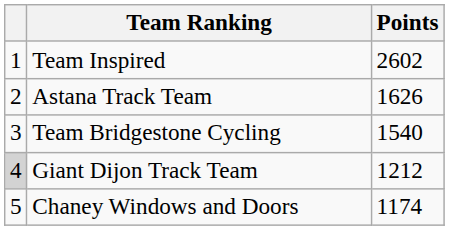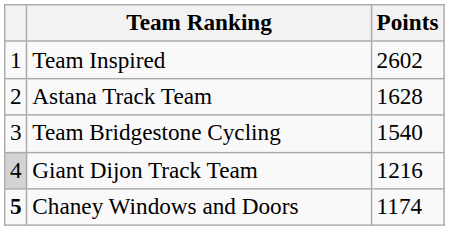(400, 96) 1626 -> (400, 96) 1628
(400, 170) 1212 -> (400, 170) 1216
(16, 206) normal -> (16, 206) bold
